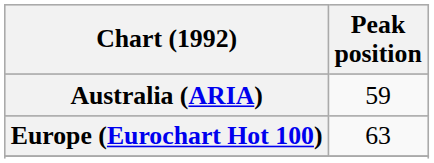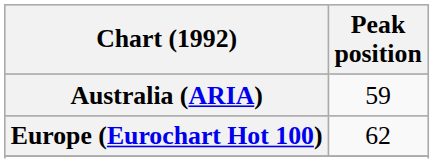(378, 135) 63 -> (378, 135) 62
